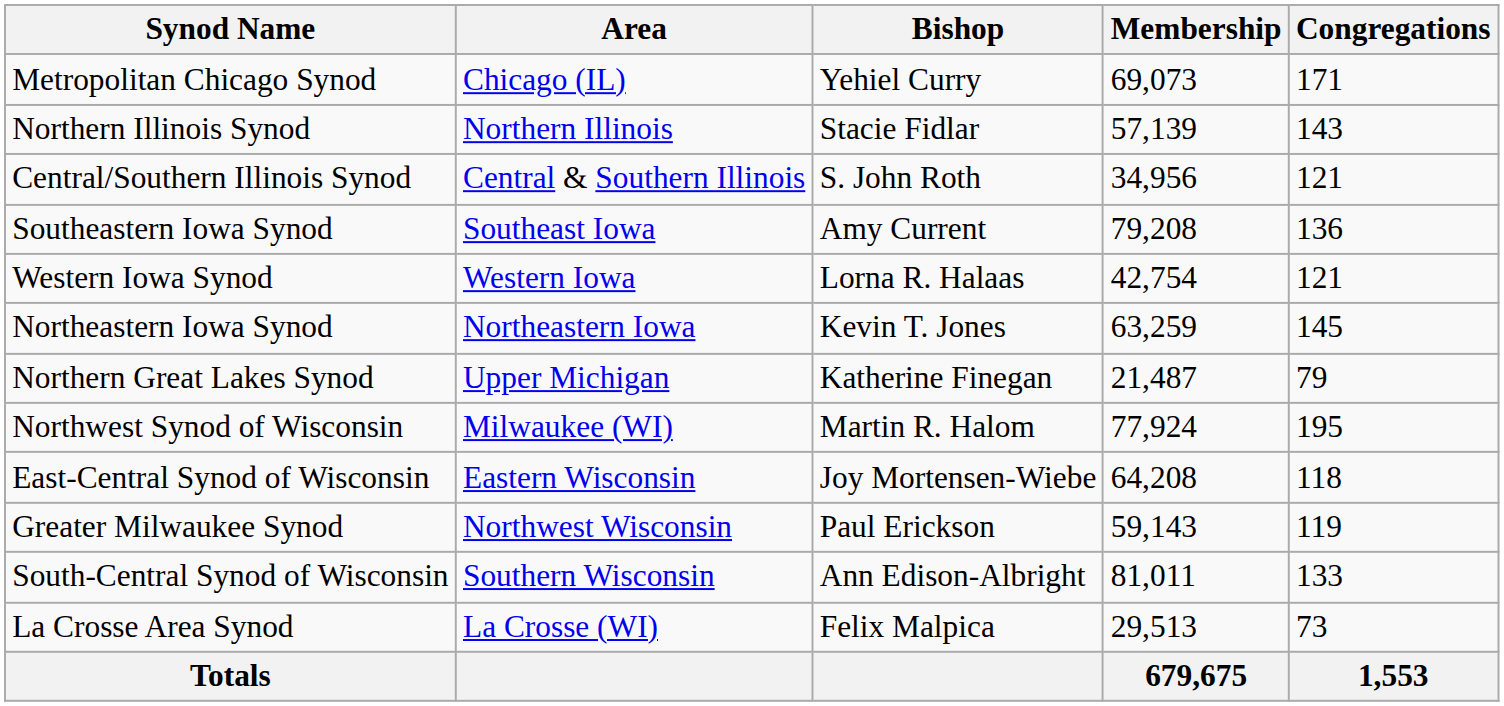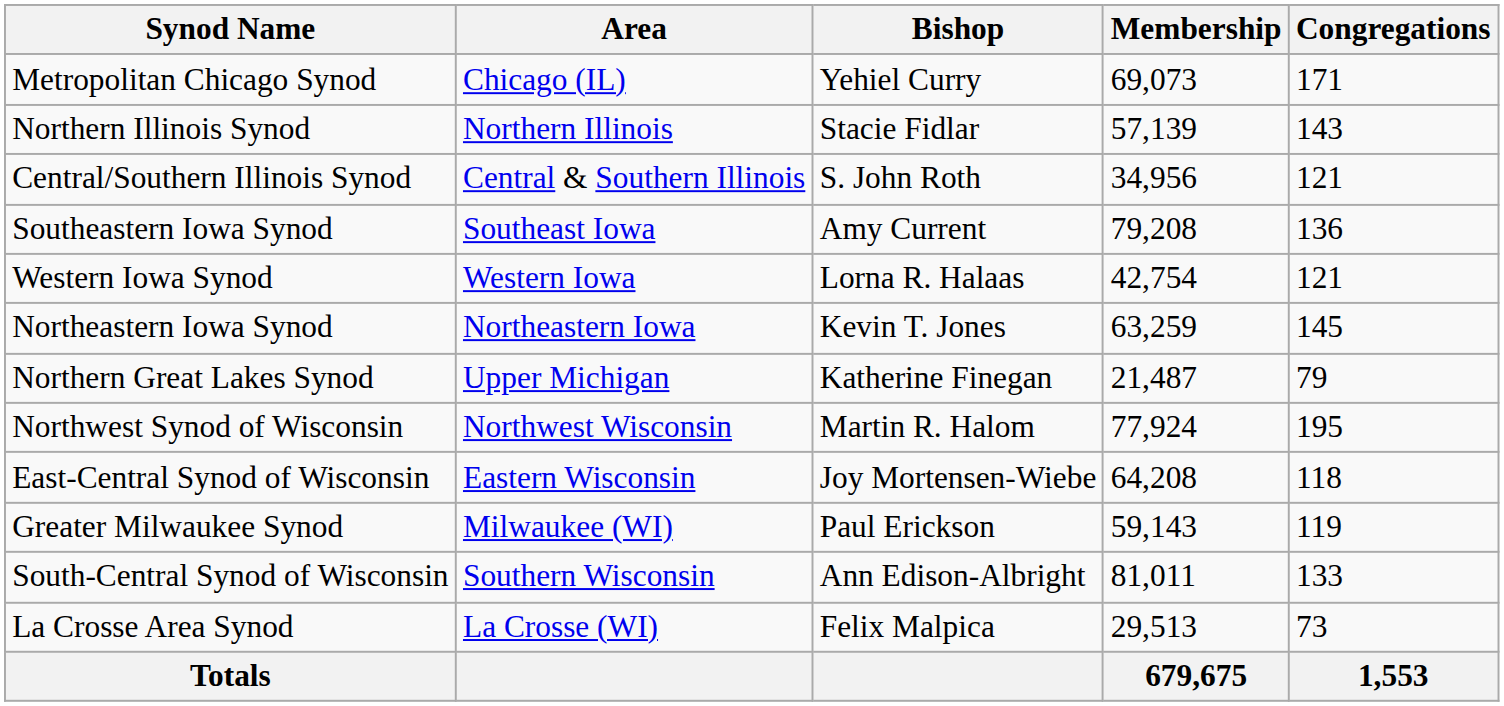(568, 427) Milwaukee (WI) -> (598, 427) Northwest Wisconsin
(598, 526) Northwest Wisconsin -> (568, 526) Milwaukee (WI)
